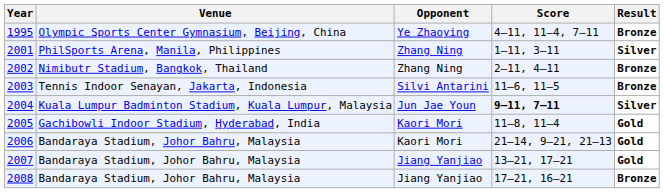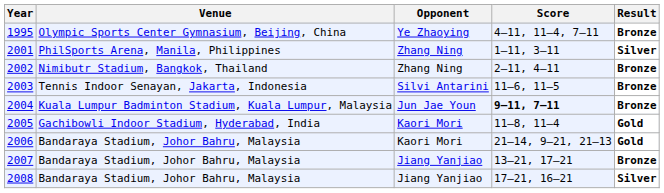(637, 105) Silver -> (637, 105) Bronze
(630, 160) Gold -> (637, 160) Bronze
(637, 178) Bronze -> (637, 178) Silver
